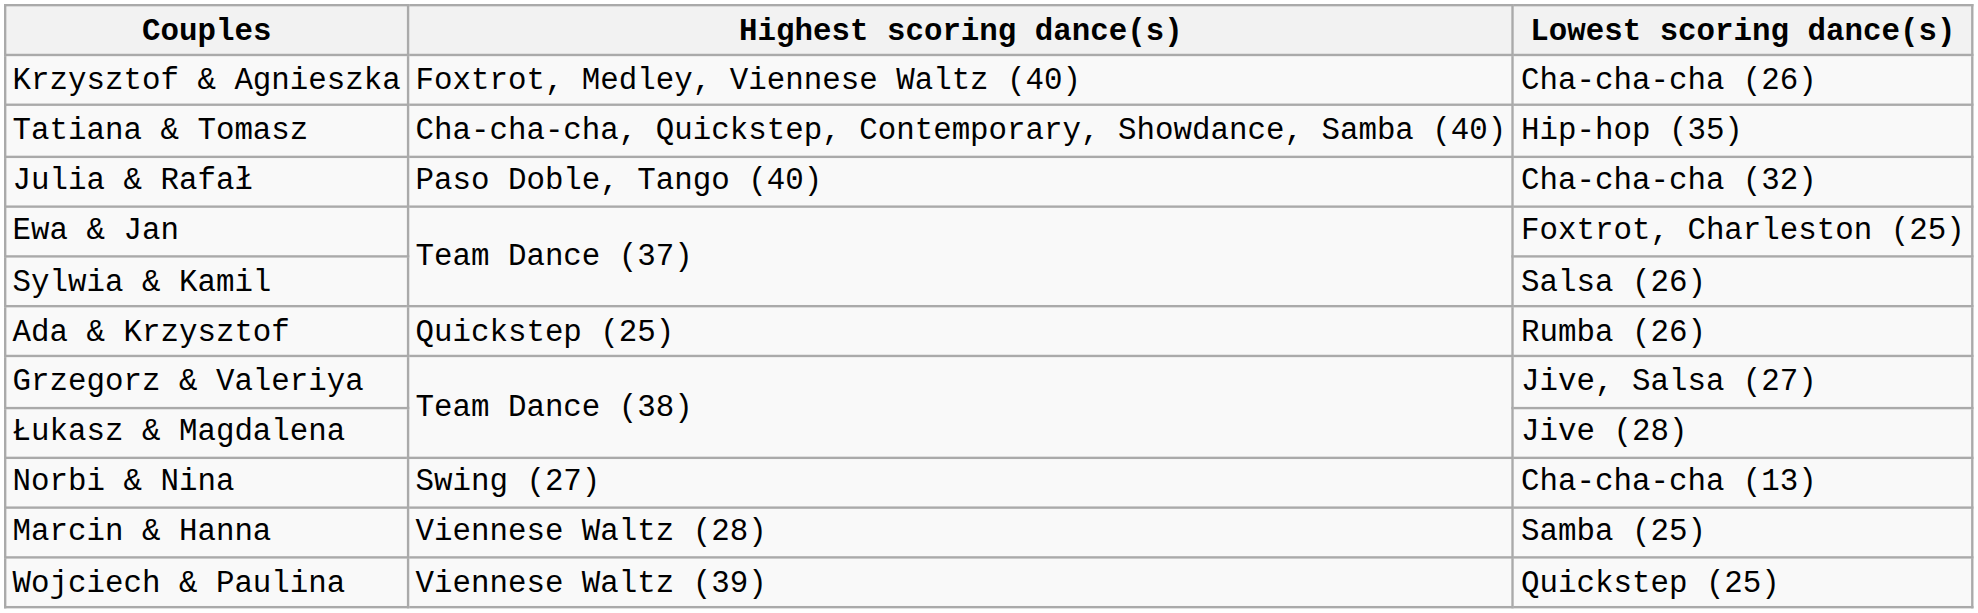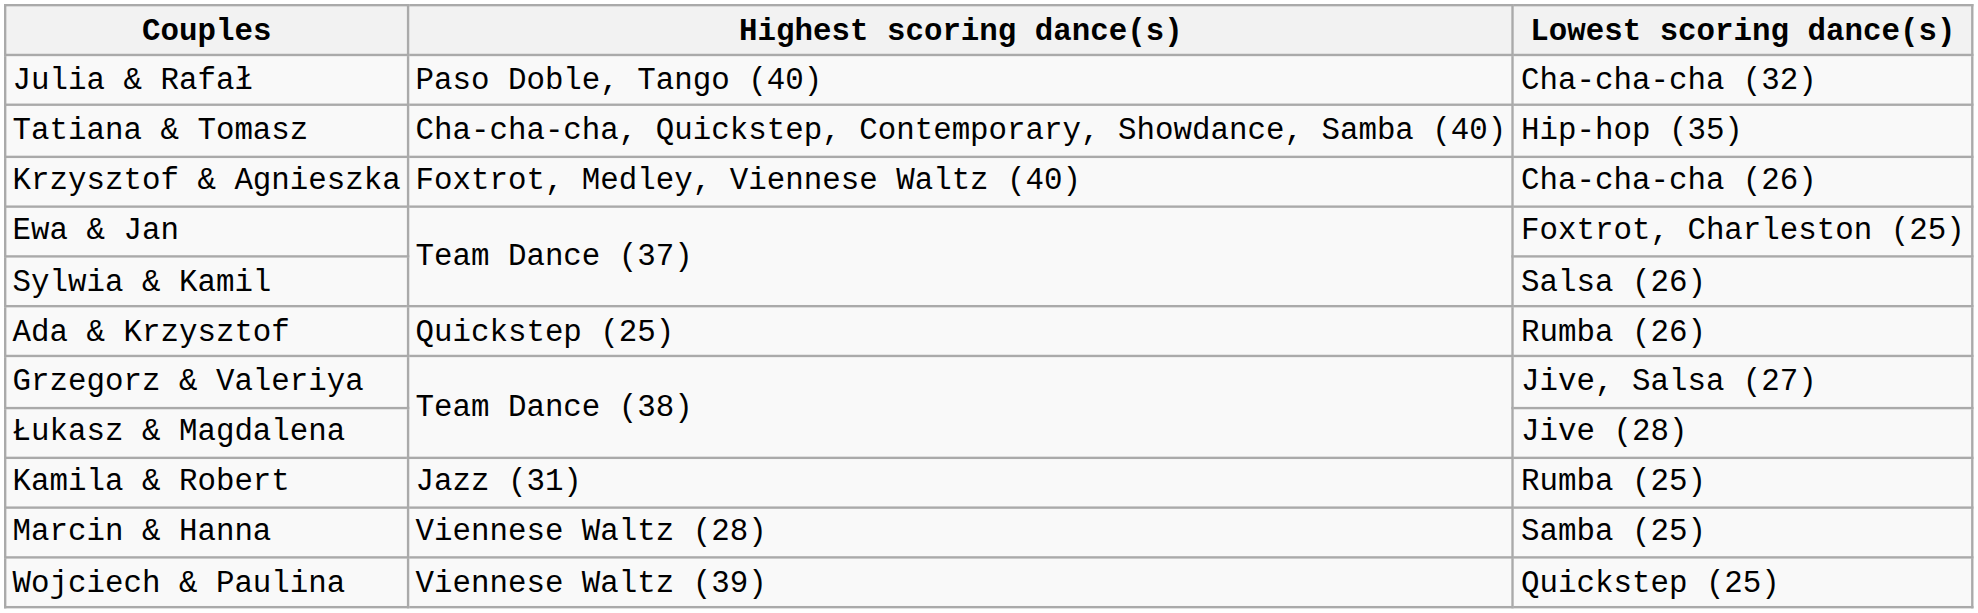rows swapped: (207, 81) <-> (133, 181)
+ row: (151, 482)
- row: (123, 482)
